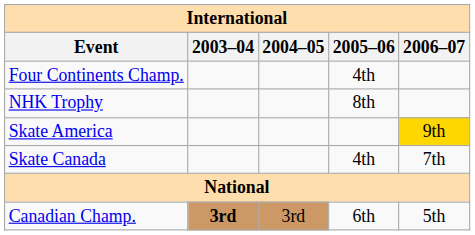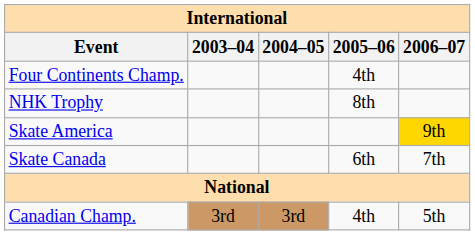(364, 159) 4th -> (364, 159) 6th
(223, 215) bold -> (223, 215) normal
(364, 215) 6th -> (364, 215) 4th
